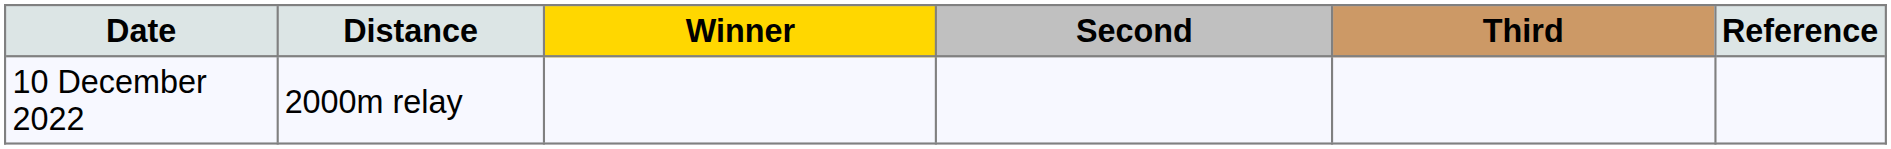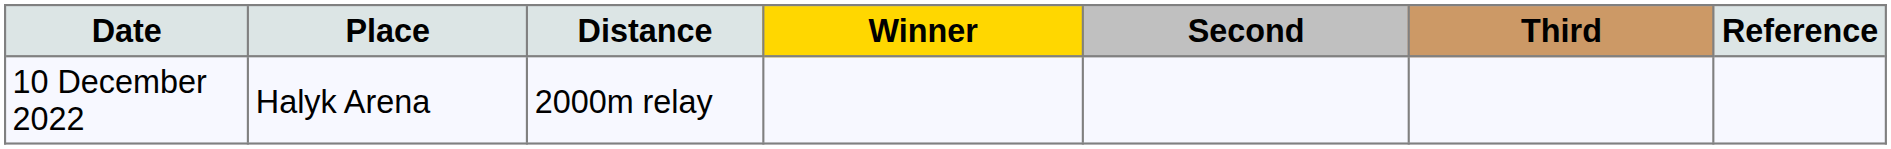+ column: (388, 31)
